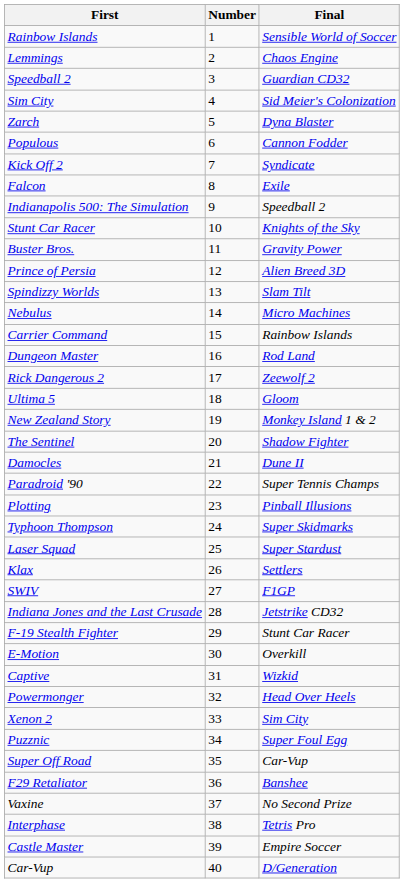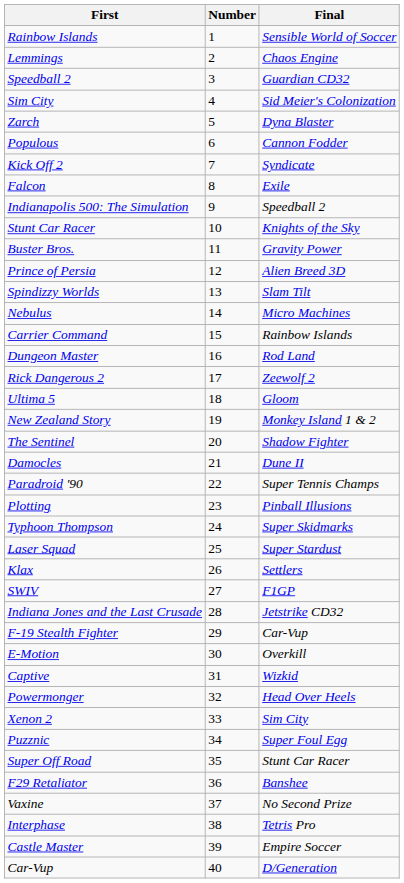(306, 633) Stunt Car Racer -> (285, 633) Car-Vup
(285, 761) Car-Vup -> (306, 761) Stunt Car Racer
